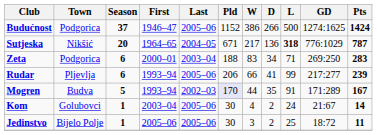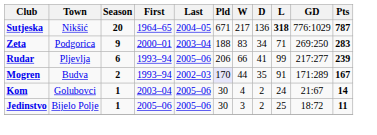- row: (29, 28)
(123, 59) 6 -> (118, 43) 9
(123, 91) 5 -> (118, 75) 2
